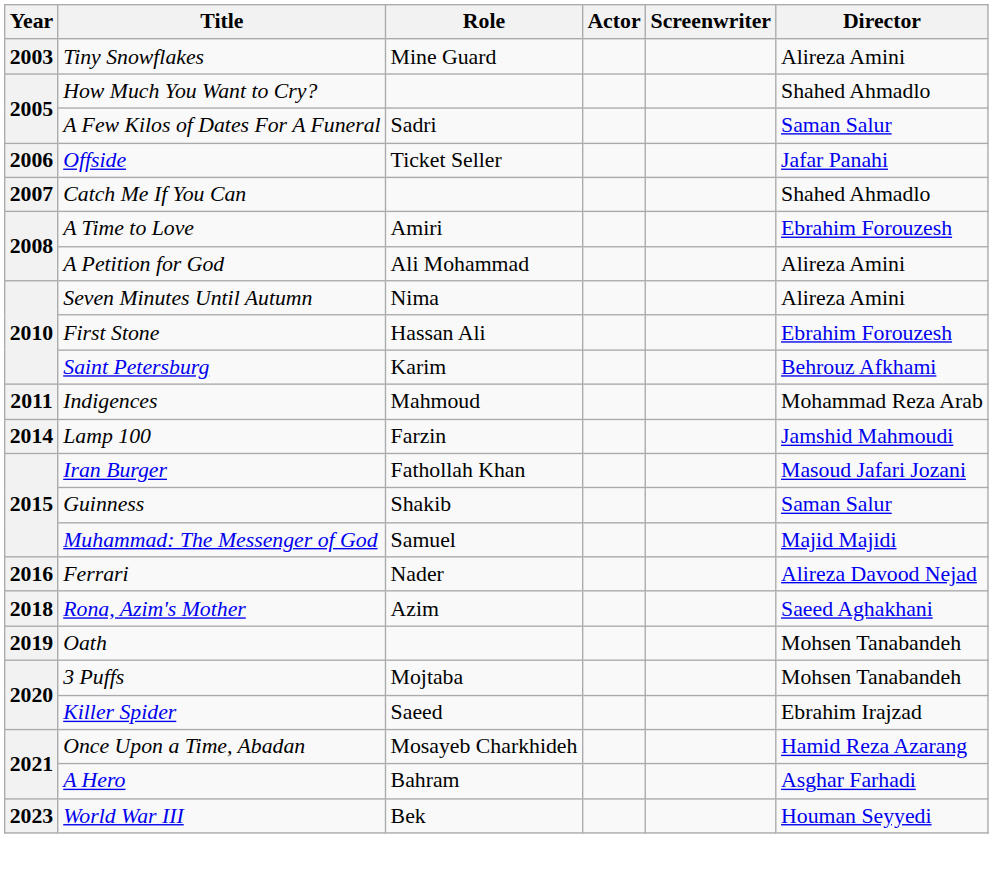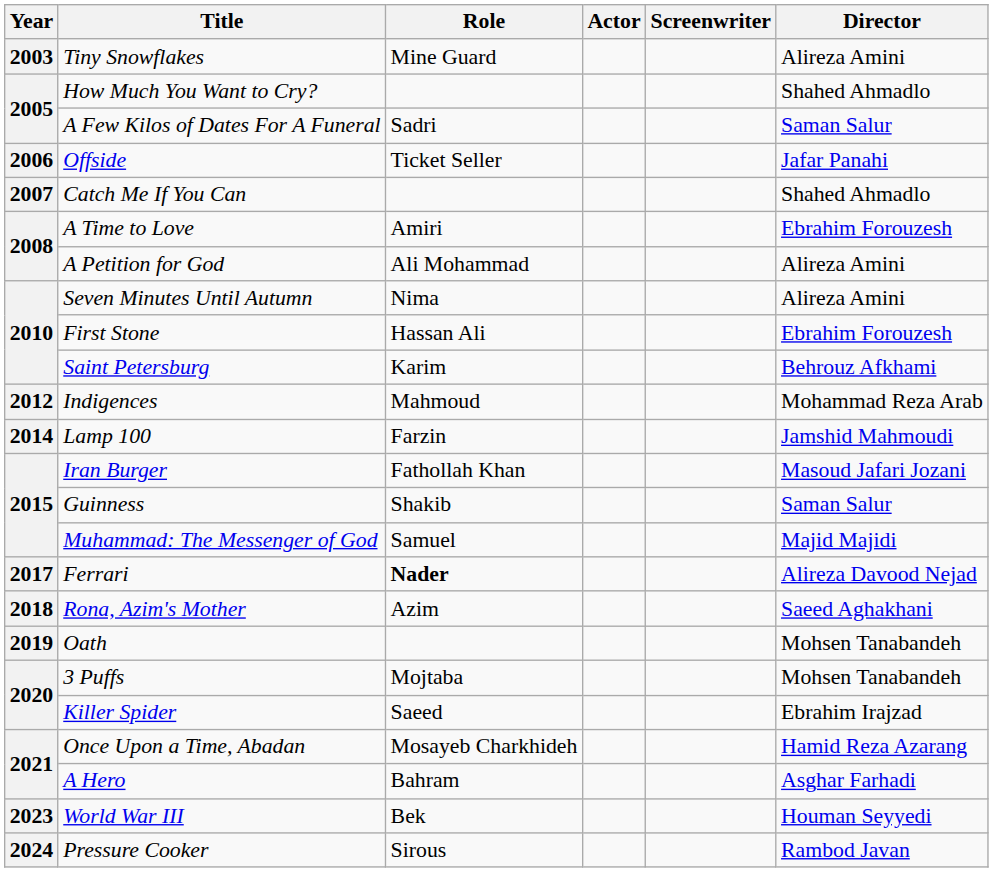(31, 401) 2011 -> (31, 401) 2012
(31, 573) 2016 -> (31, 573) 2017
(417, 573) normal -> (420, 573) bold
+ row: (136, 849)
